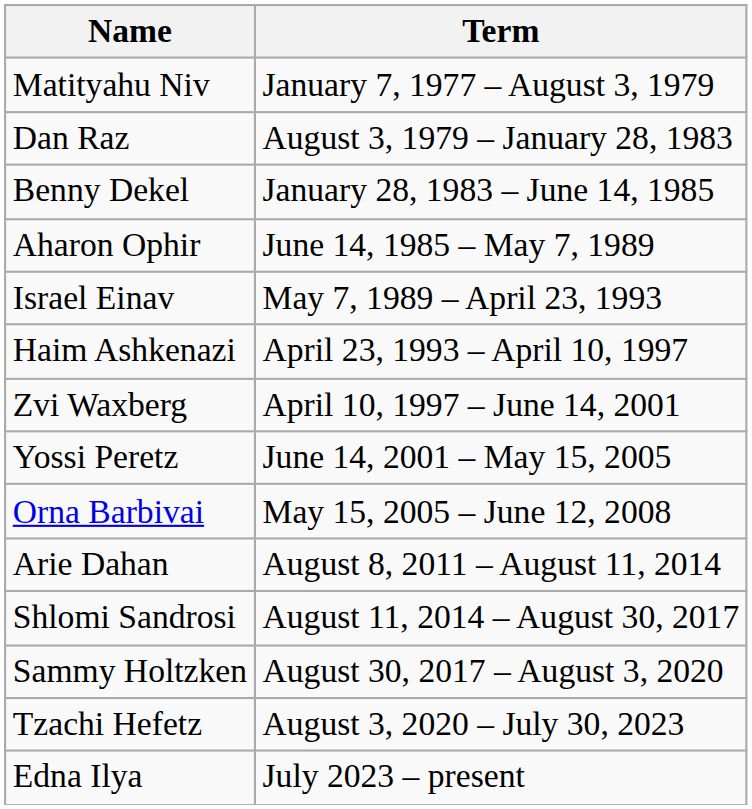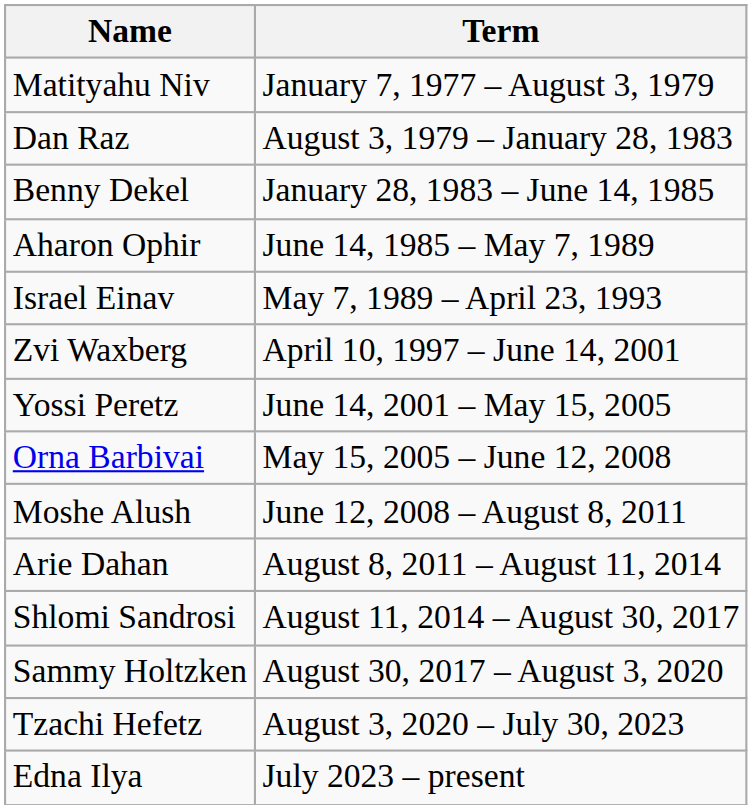- row: (124, 350)
+ row: (102, 510)
